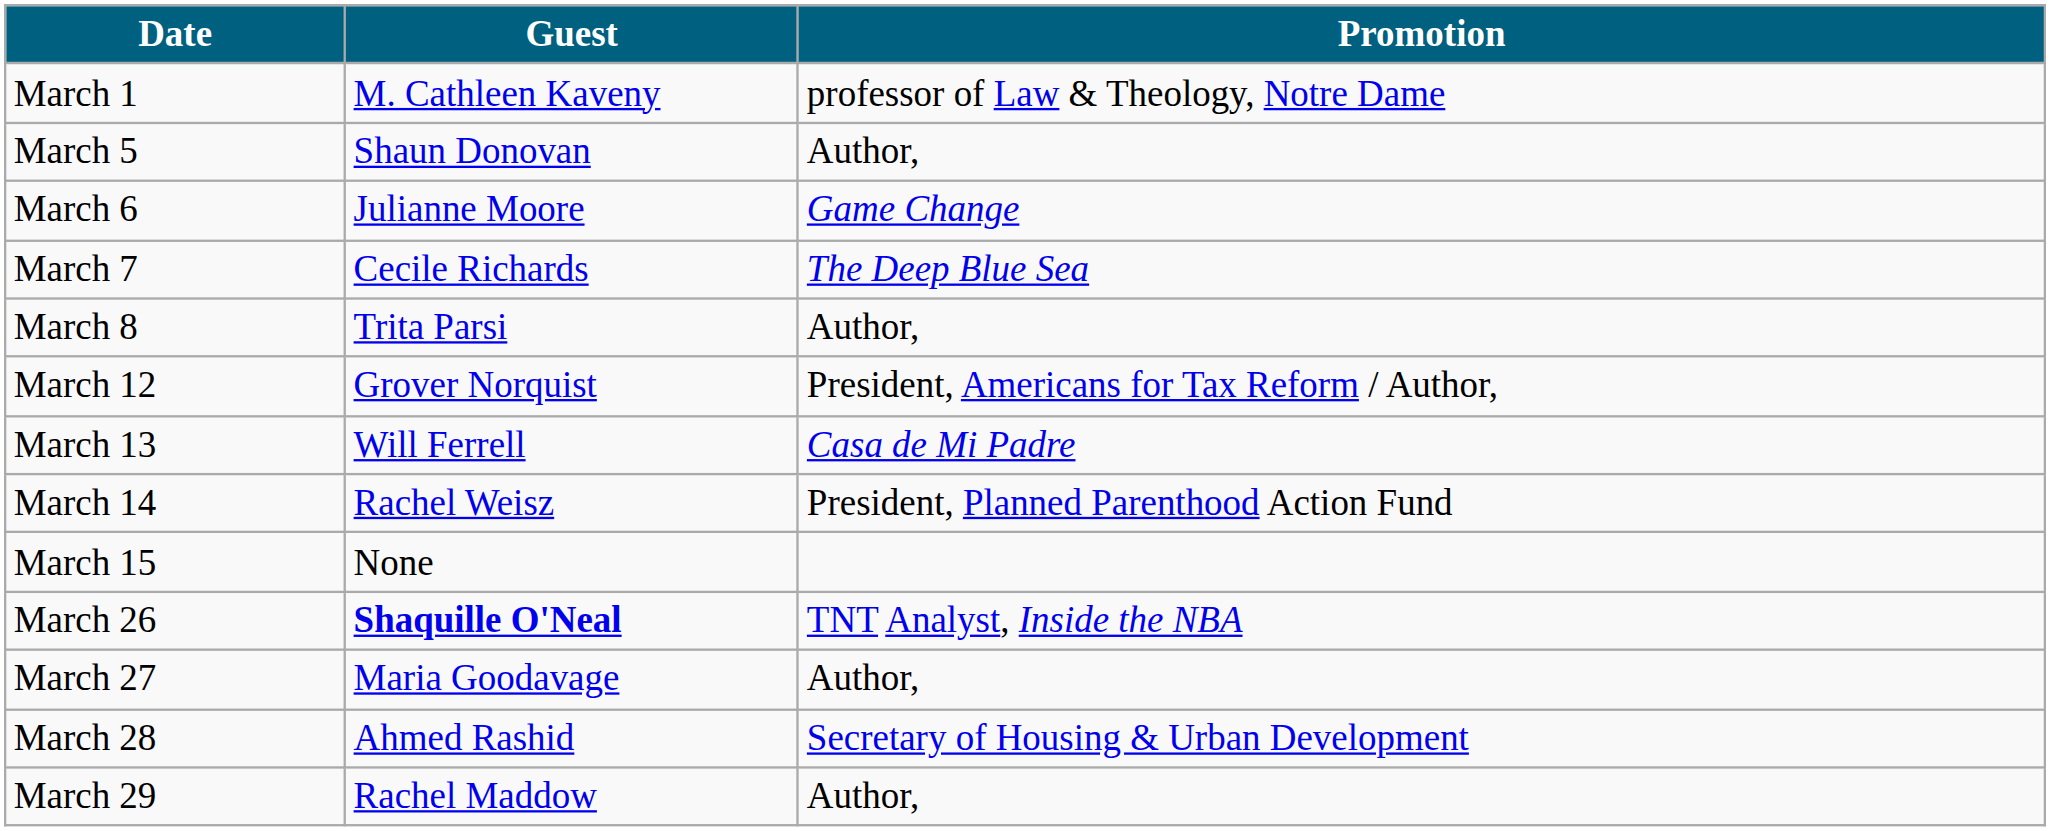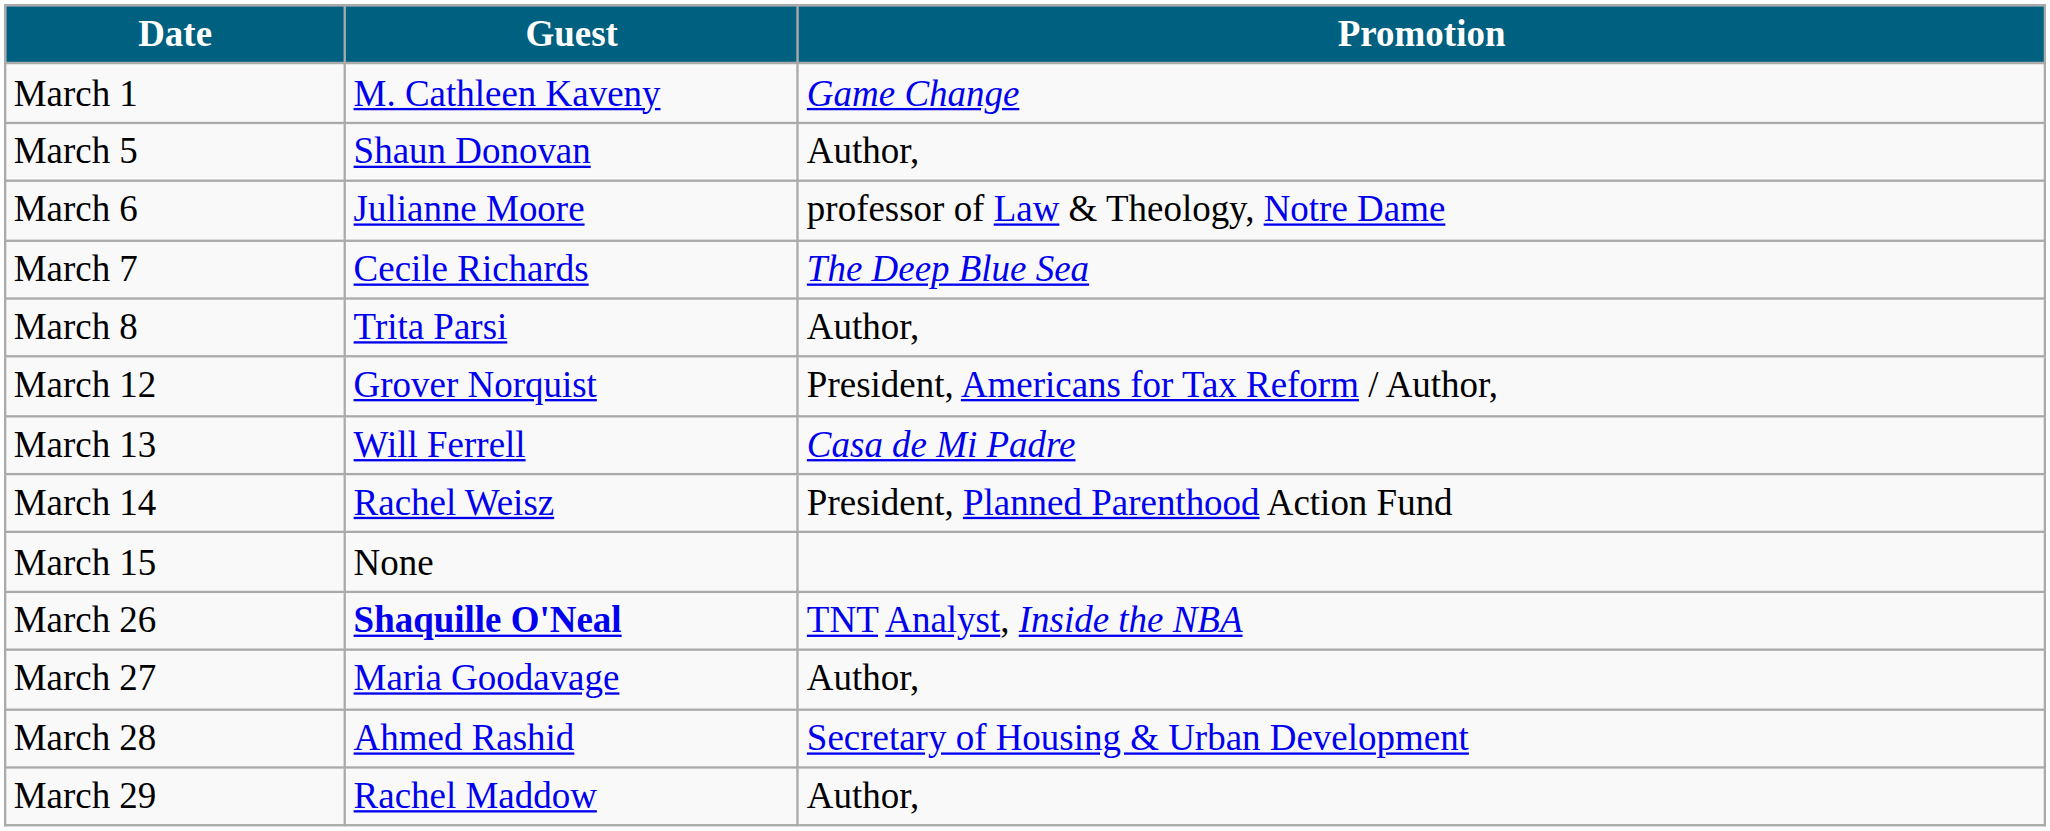(1126, 92) professor of Law & Theology, Notre Dame -> (913, 92) Game Change
(913, 209) Game Change -> (1126, 209) professor of Law & Theology, Notre Dame
